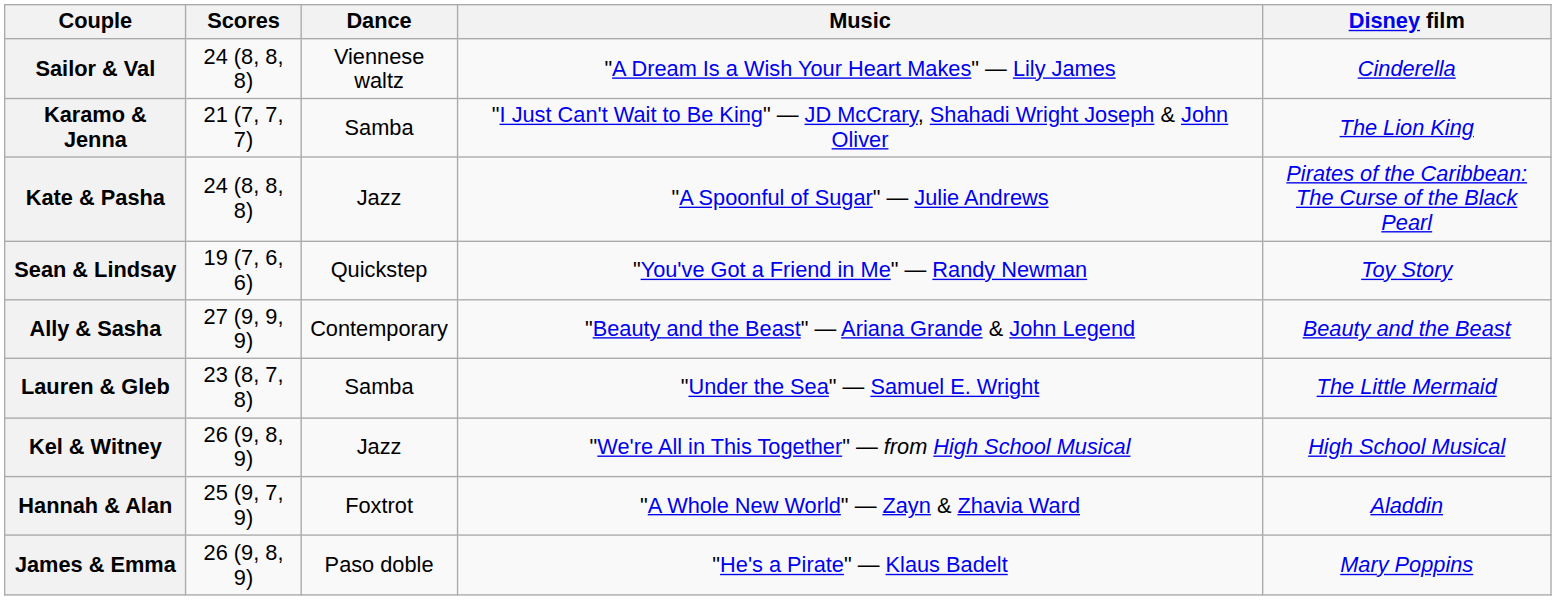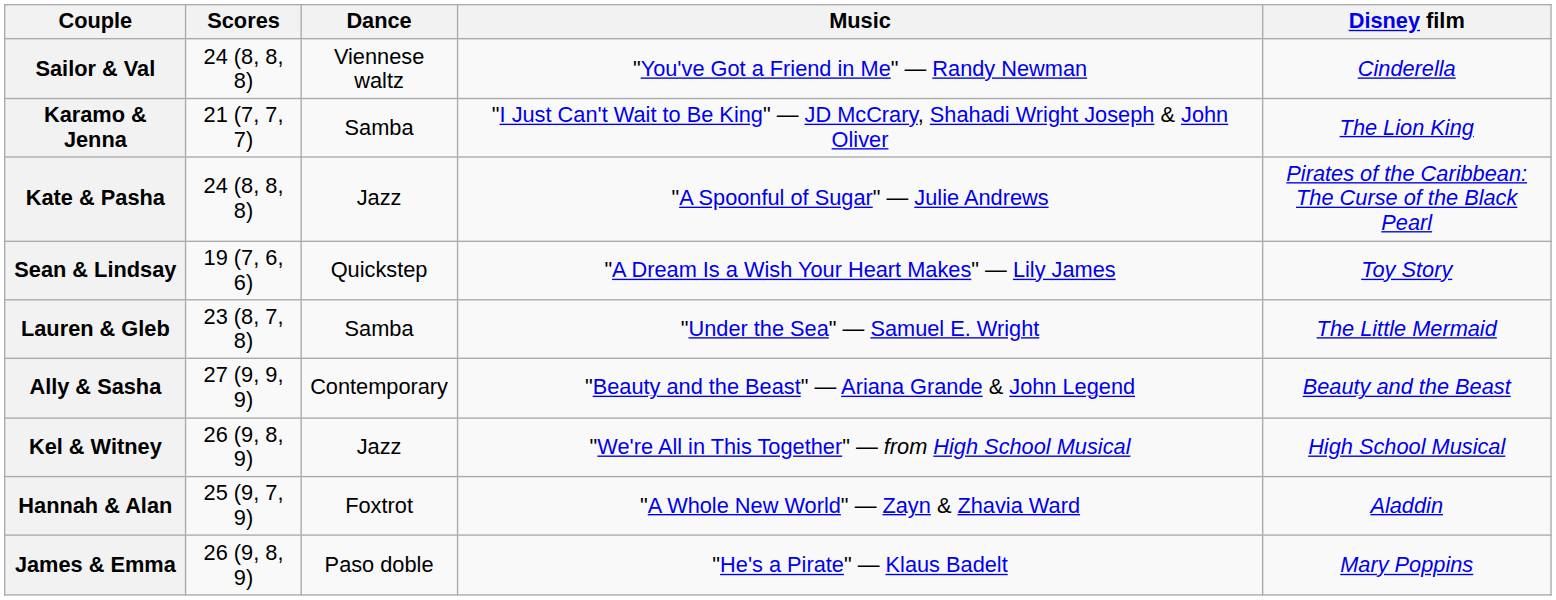(860, 68) "A Dream Is a Wish Your Heart Makes" — Lily James -> (860, 68) "You've Got a Friend in Me" — Randy Newman
(860, 269) "You've Got a Friend in Me" — Randy Newman -> (860, 269) "A Dream Is a Wish Your Heart Makes" — Lily James
rows swapped: (95, 328) <-> (95, 387)
